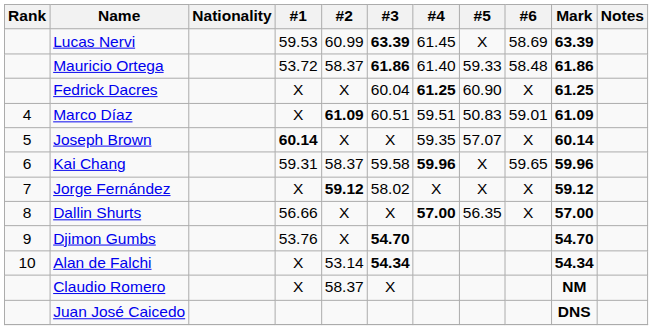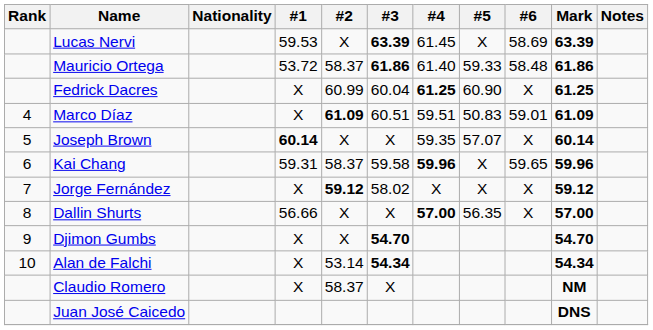(344, 41) 60.99 -> (344, 41) X
(344, 90) X -> (344, 90) 60.99
(298, 238) 53.76 -> (298, 238) X
